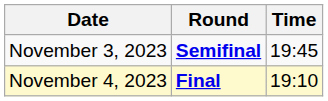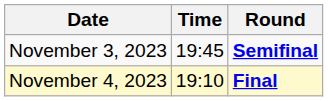columns swapped: (294, 19) <-> (219, 19)
